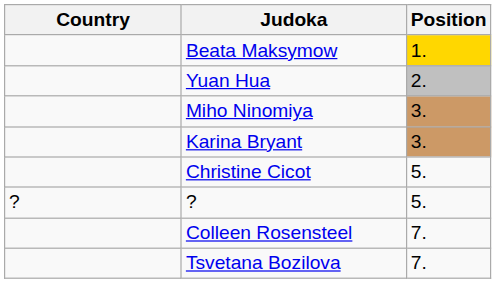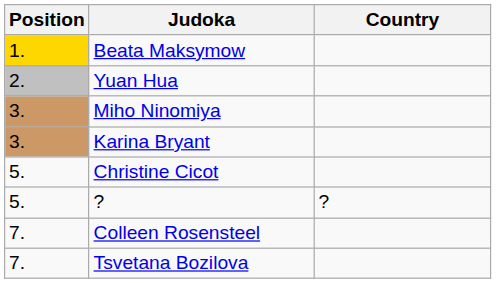columns swapped: (449, 19) <-> (93, 19)
